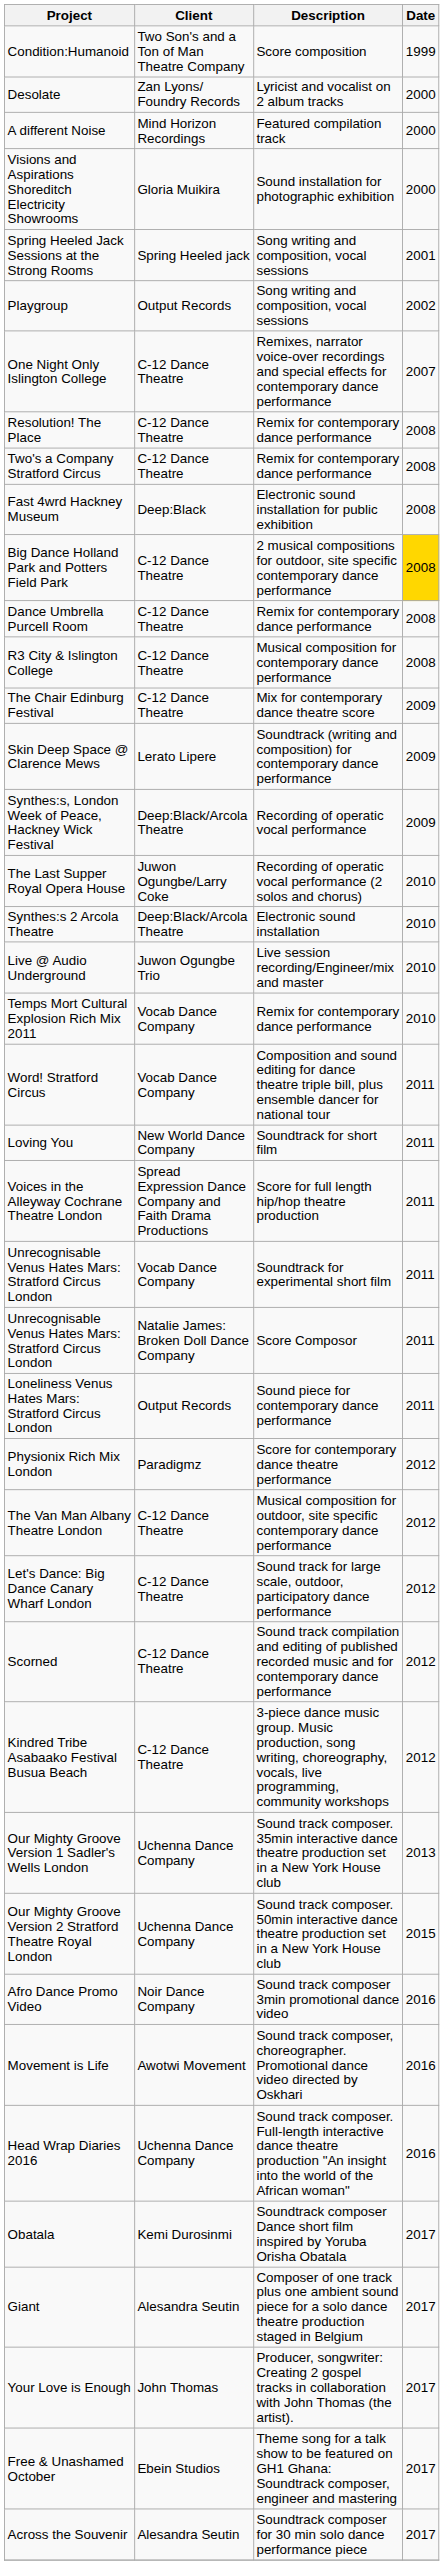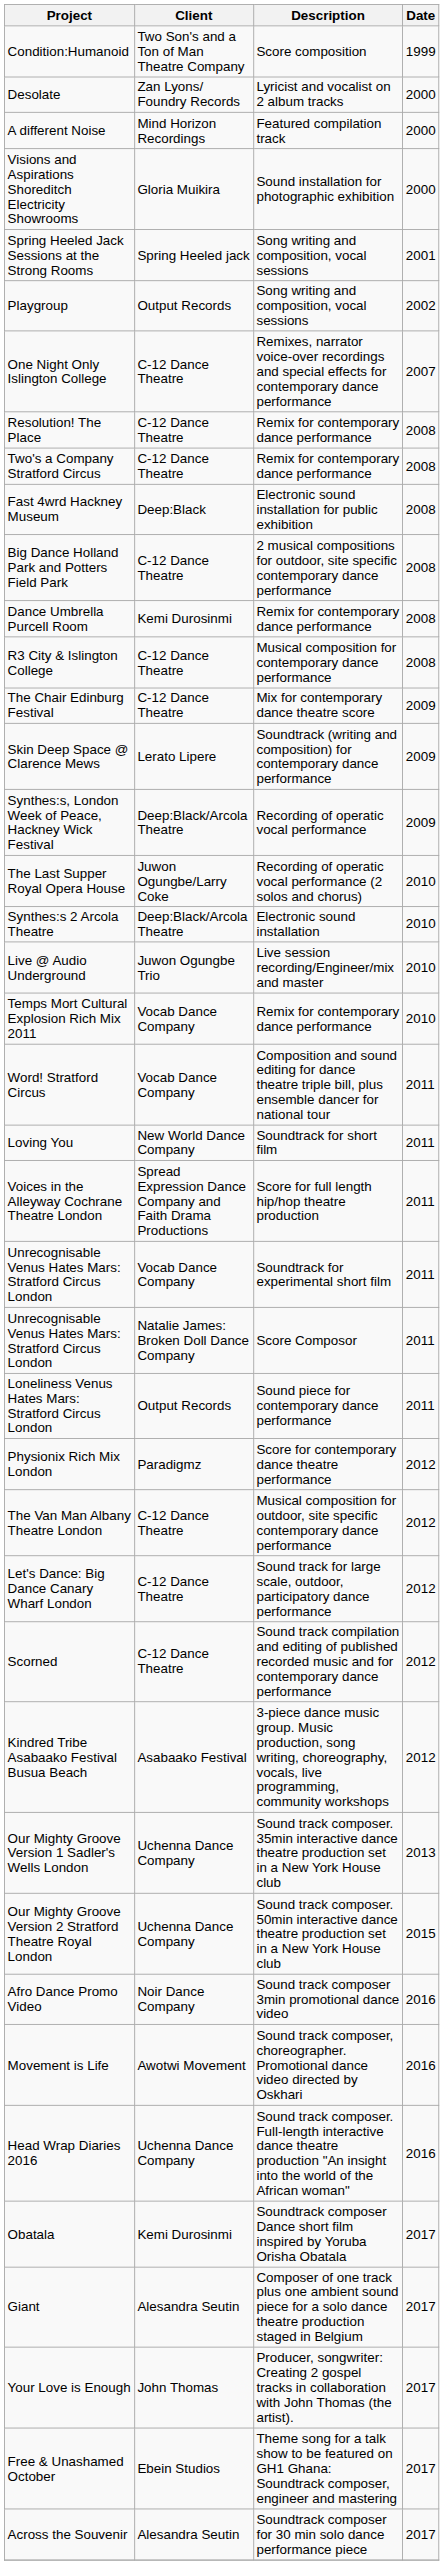(421, 568) gold background -> (421, 568) no background
(173, 619) C-12 Dance Theatre -> (185, 619) Kemi Durosinmi
(173, 1758) C-12 Dance Theatre -> (192, 1758) Asabaako Festival
